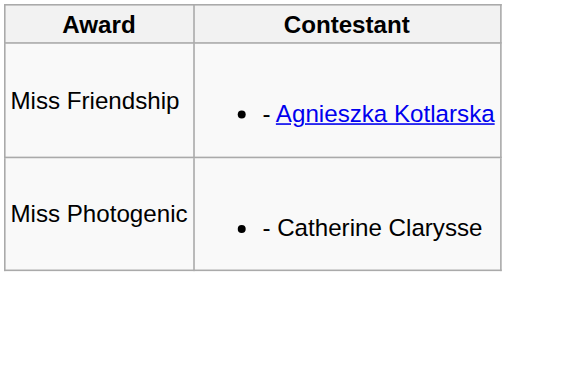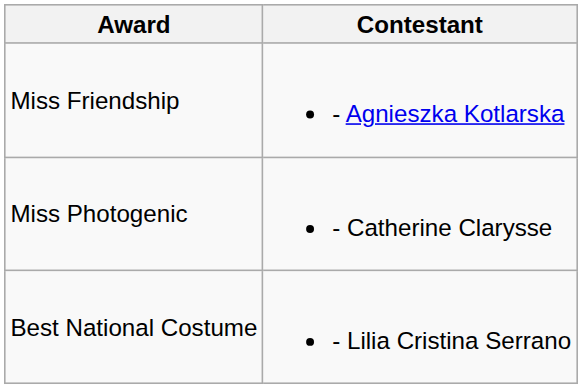+ row: (134, 327)
